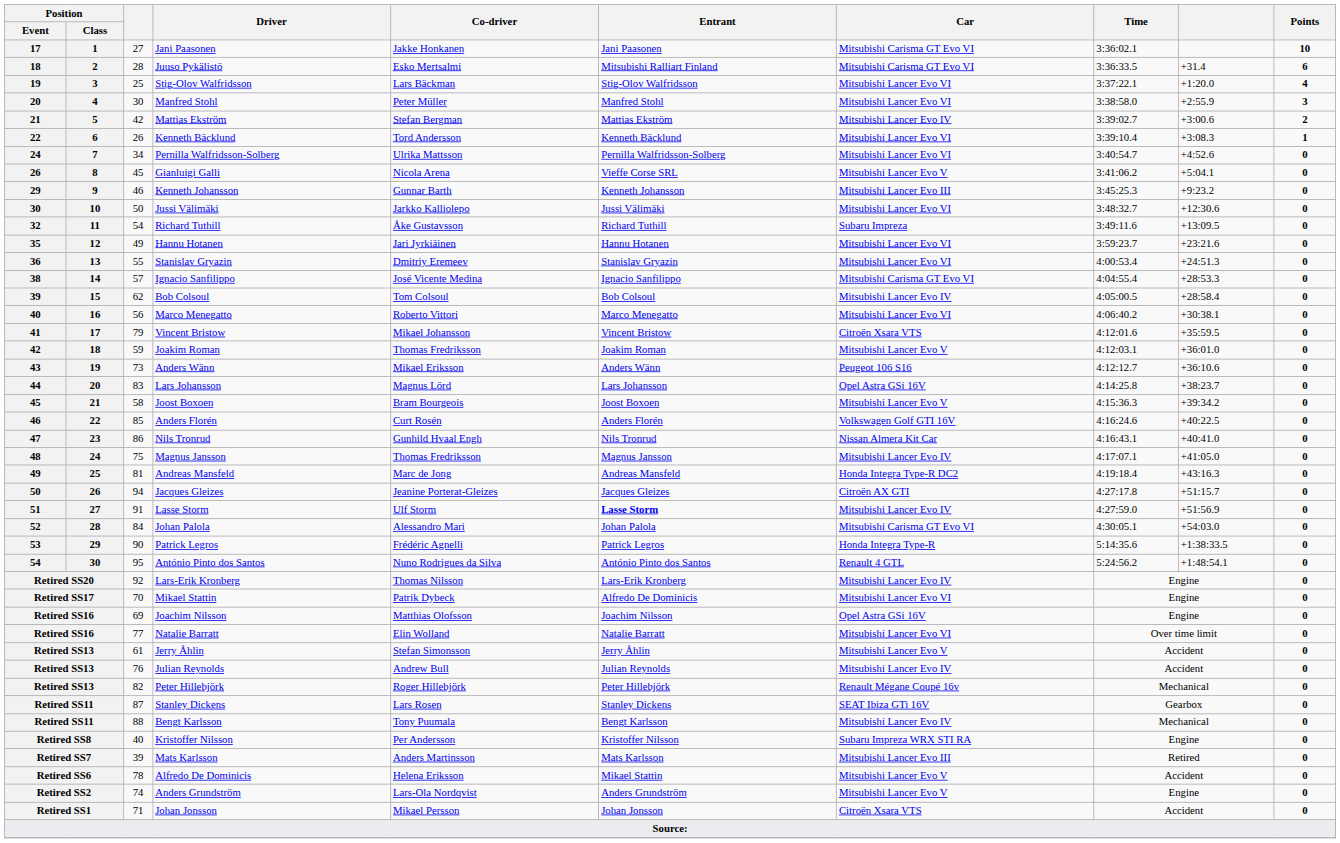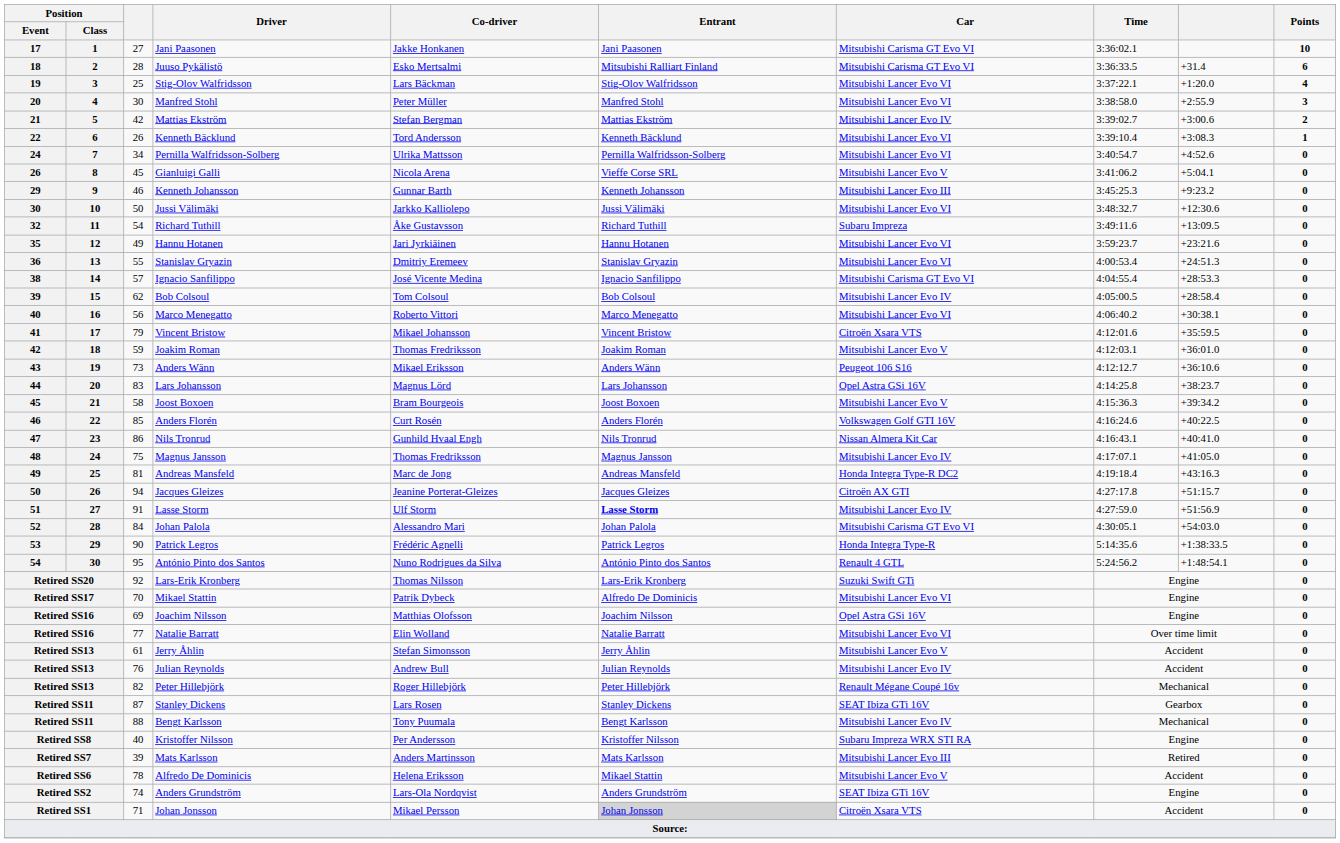(895, 580) Mitsubishi Lancer Evo IV -> (877, 580) Suzuki Swift GTi
(893, 792) Mitsubishi Lancer Evo V -> (884, 792) SEAT Ibiza GTi 16V
(632, 810) no background -> (632, 810) lightgrey background
